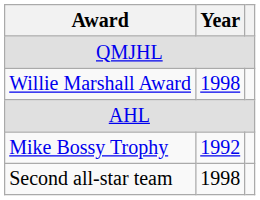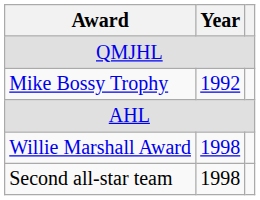rows swapped: (89, 147) <-> (100, 83)
